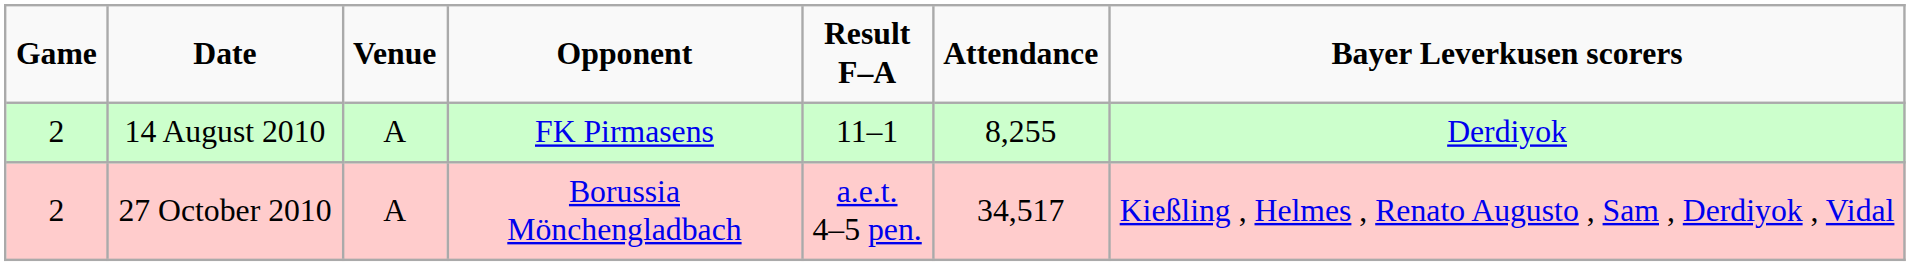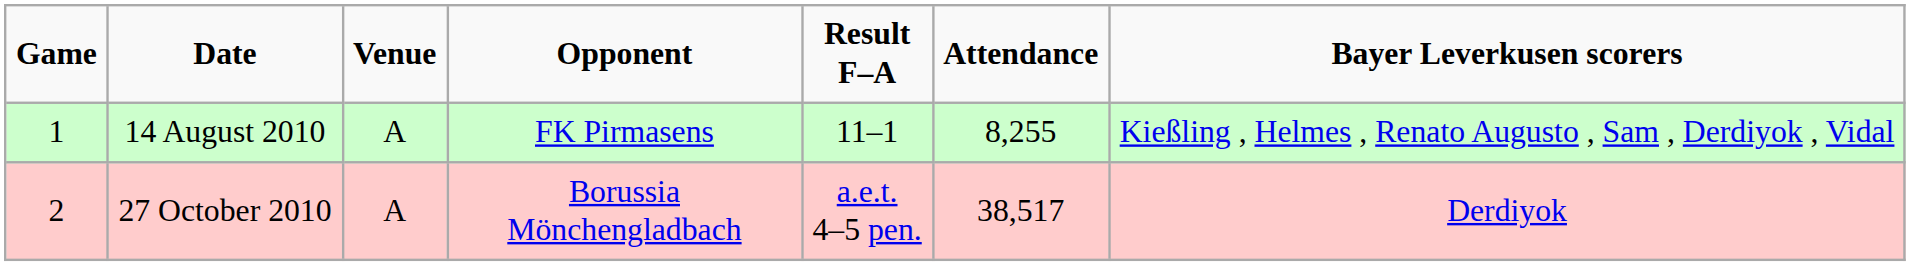(56, 131) 2 -> (56, 131) 1
(1507, 131) Derdiyok -> (1507, 131) Kießling , Helmes , Renato Augusto , Sam , Derdiyok , Vidal
(1021, 210) 34,517 -> (1021, 210) 38,517
(1507, 210) Kießling , Helmes , Renato Augusto , Sam , Derdiyok , Vidal -> (1507, 210) Derdiyok
